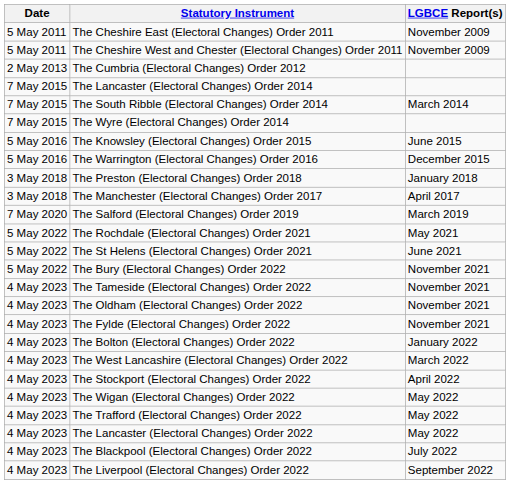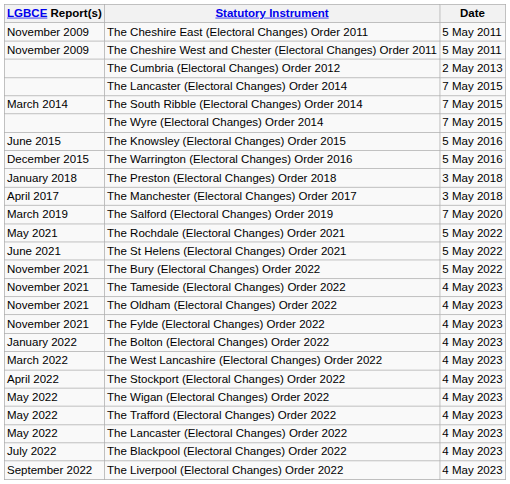columns swapped: (37, 13) <-> (455, 13)
